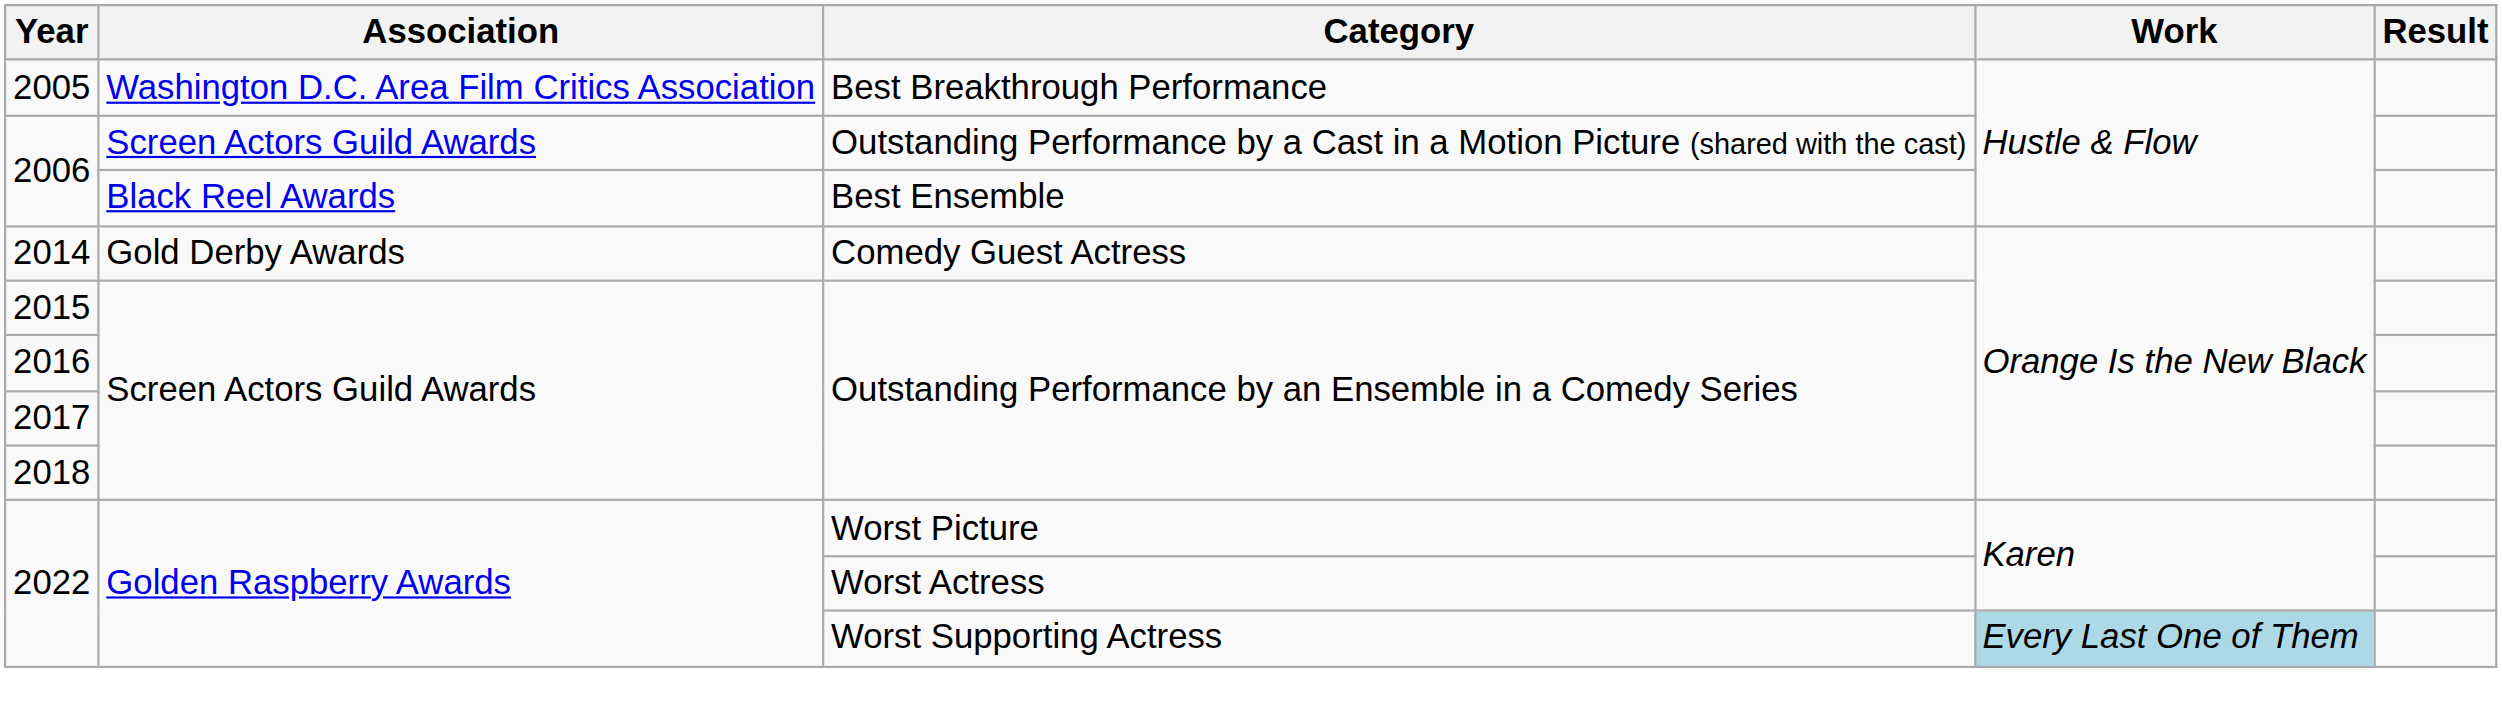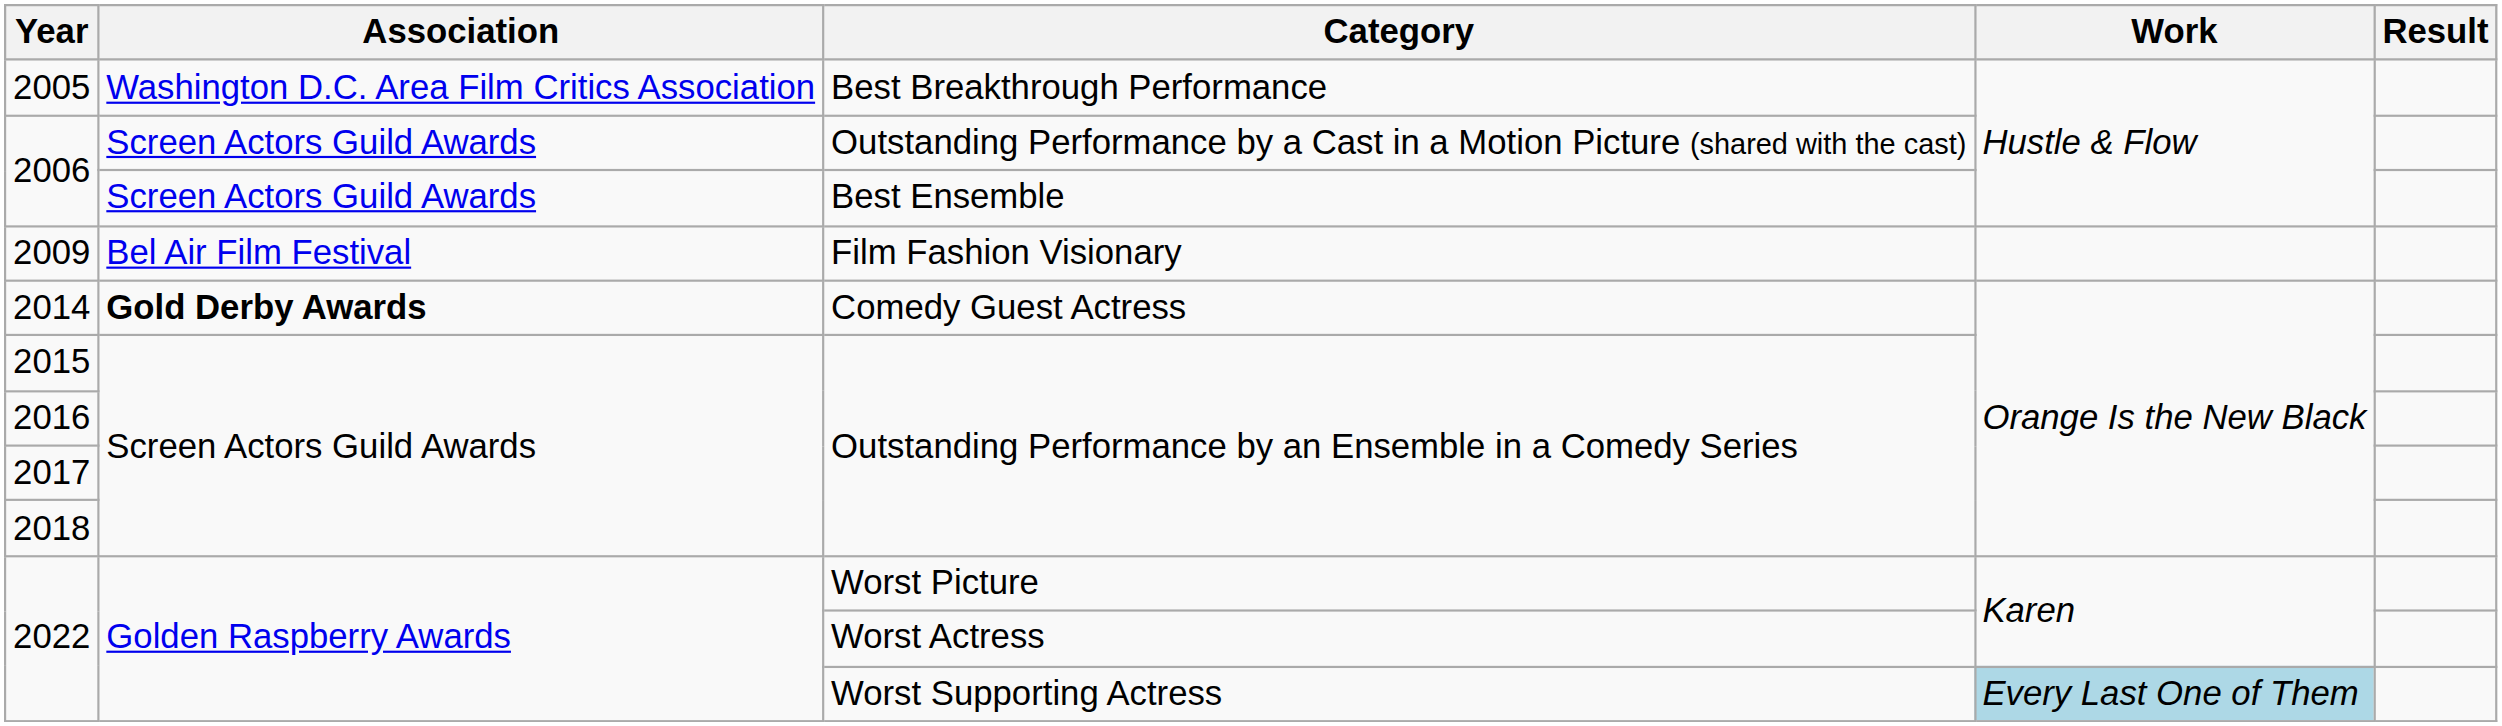(251, 197) Black Reel Awards -> (321, 197) Screen Actors Guild Awards
+ row: (52, 252)
(256, 252) normal -> (266, 307) bold
